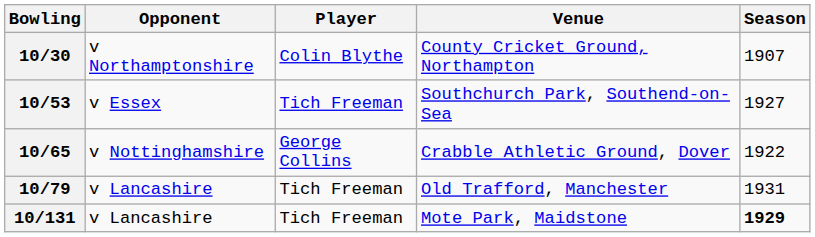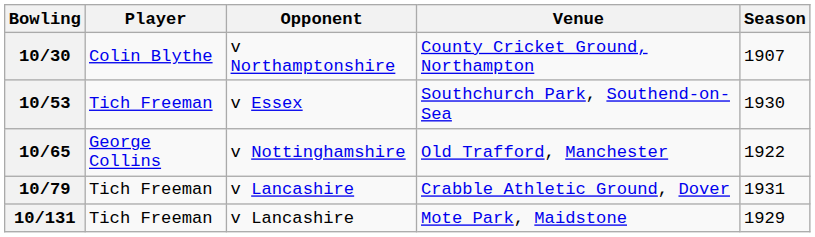columns swapped: (346, 19) <-> (180, 19)
(765, 104) 1927 -> (765, 104) 1930
(575, 152) Crabble Athletic Ground, Dover -> (545, 152) Old Trafford, Manchester
(545, 190) Old Trafford, Manchester -> (575, 190) Crabble Athletic Ground, Dover
(765, 218) bold -> (765, 218) normal
